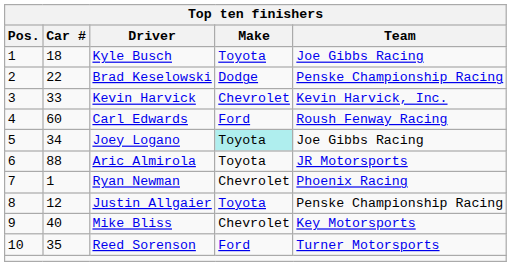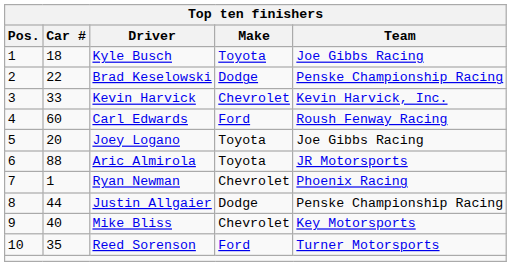(54, 140) 34 -> (54, 140) 20
(242, 140) paleturquoise background -> (242, 140) no background
(54, 203) 12 -> (54, 203) 44
(242, 203) Toyota -> (238, 203) Dodge
